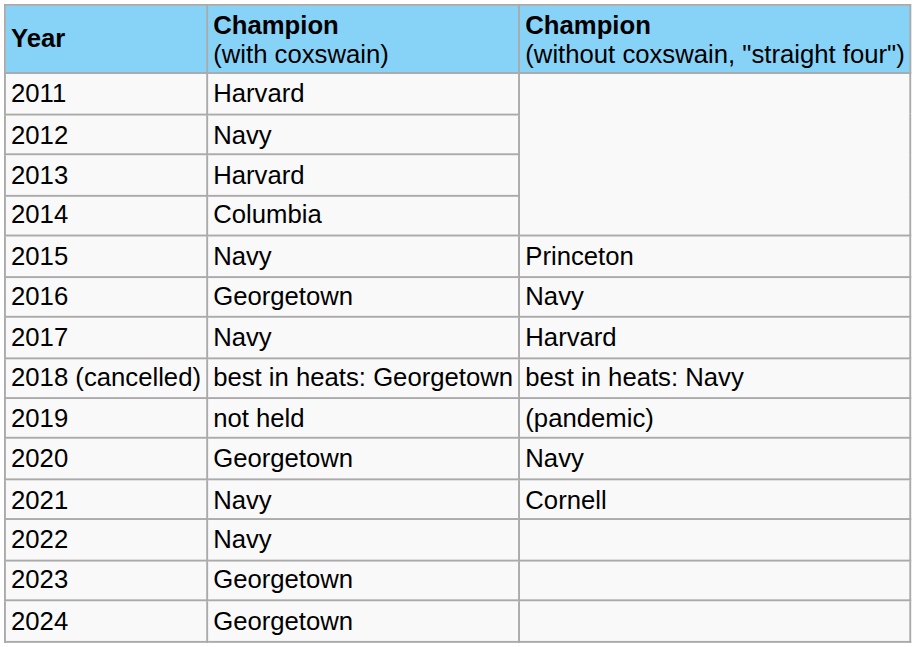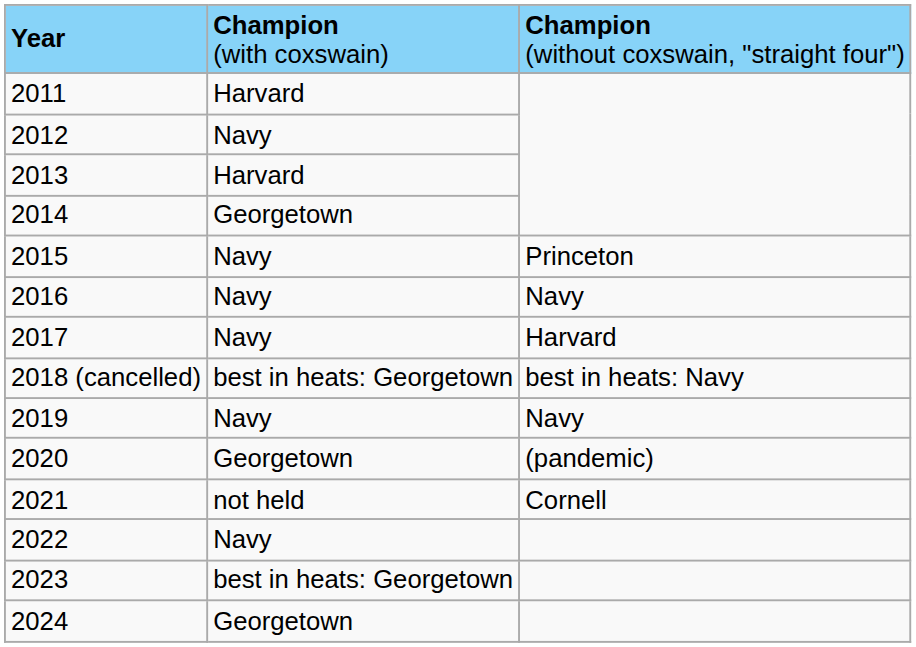(267, 215) Columbia -> (283, 215) Georgetown
(283, 296) Georgetown -> (242, 296) Navy
(259, 418) not held -> (242, 418) Navy
(590, 418) (pandemic) -> (555, 418) Navy
(555, 458) Navy -> (590, 458) (pandemic)
(242, 499) Navy -> (259, 499) not held
(283, 580) Georgetown -> (363, 580) best in heats: Georgetown
